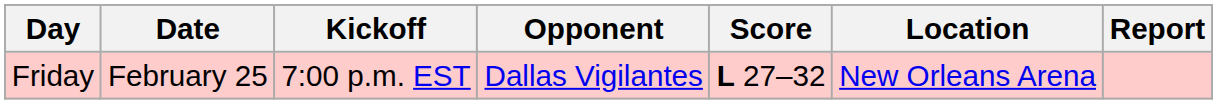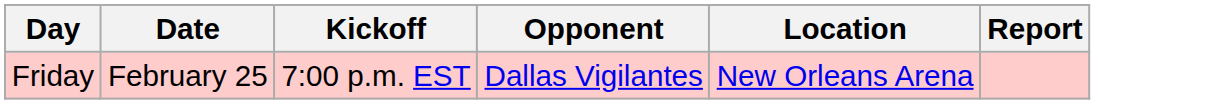- column: (771, 29)
